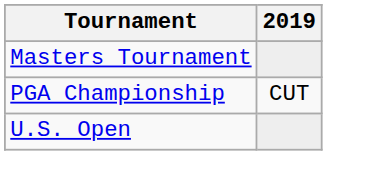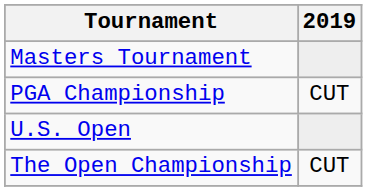+ row: (151, 168)
